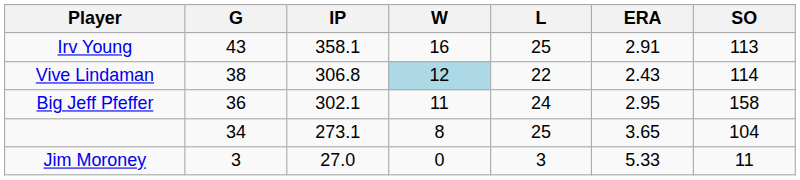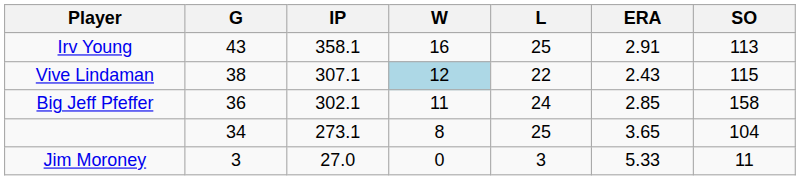(338, 75) 306.8 -> (338, 75) 307.1
(744, 75) 114 -> (744, 75) 115
(643, 103) 2.95 -> (643, 103) 2.85
